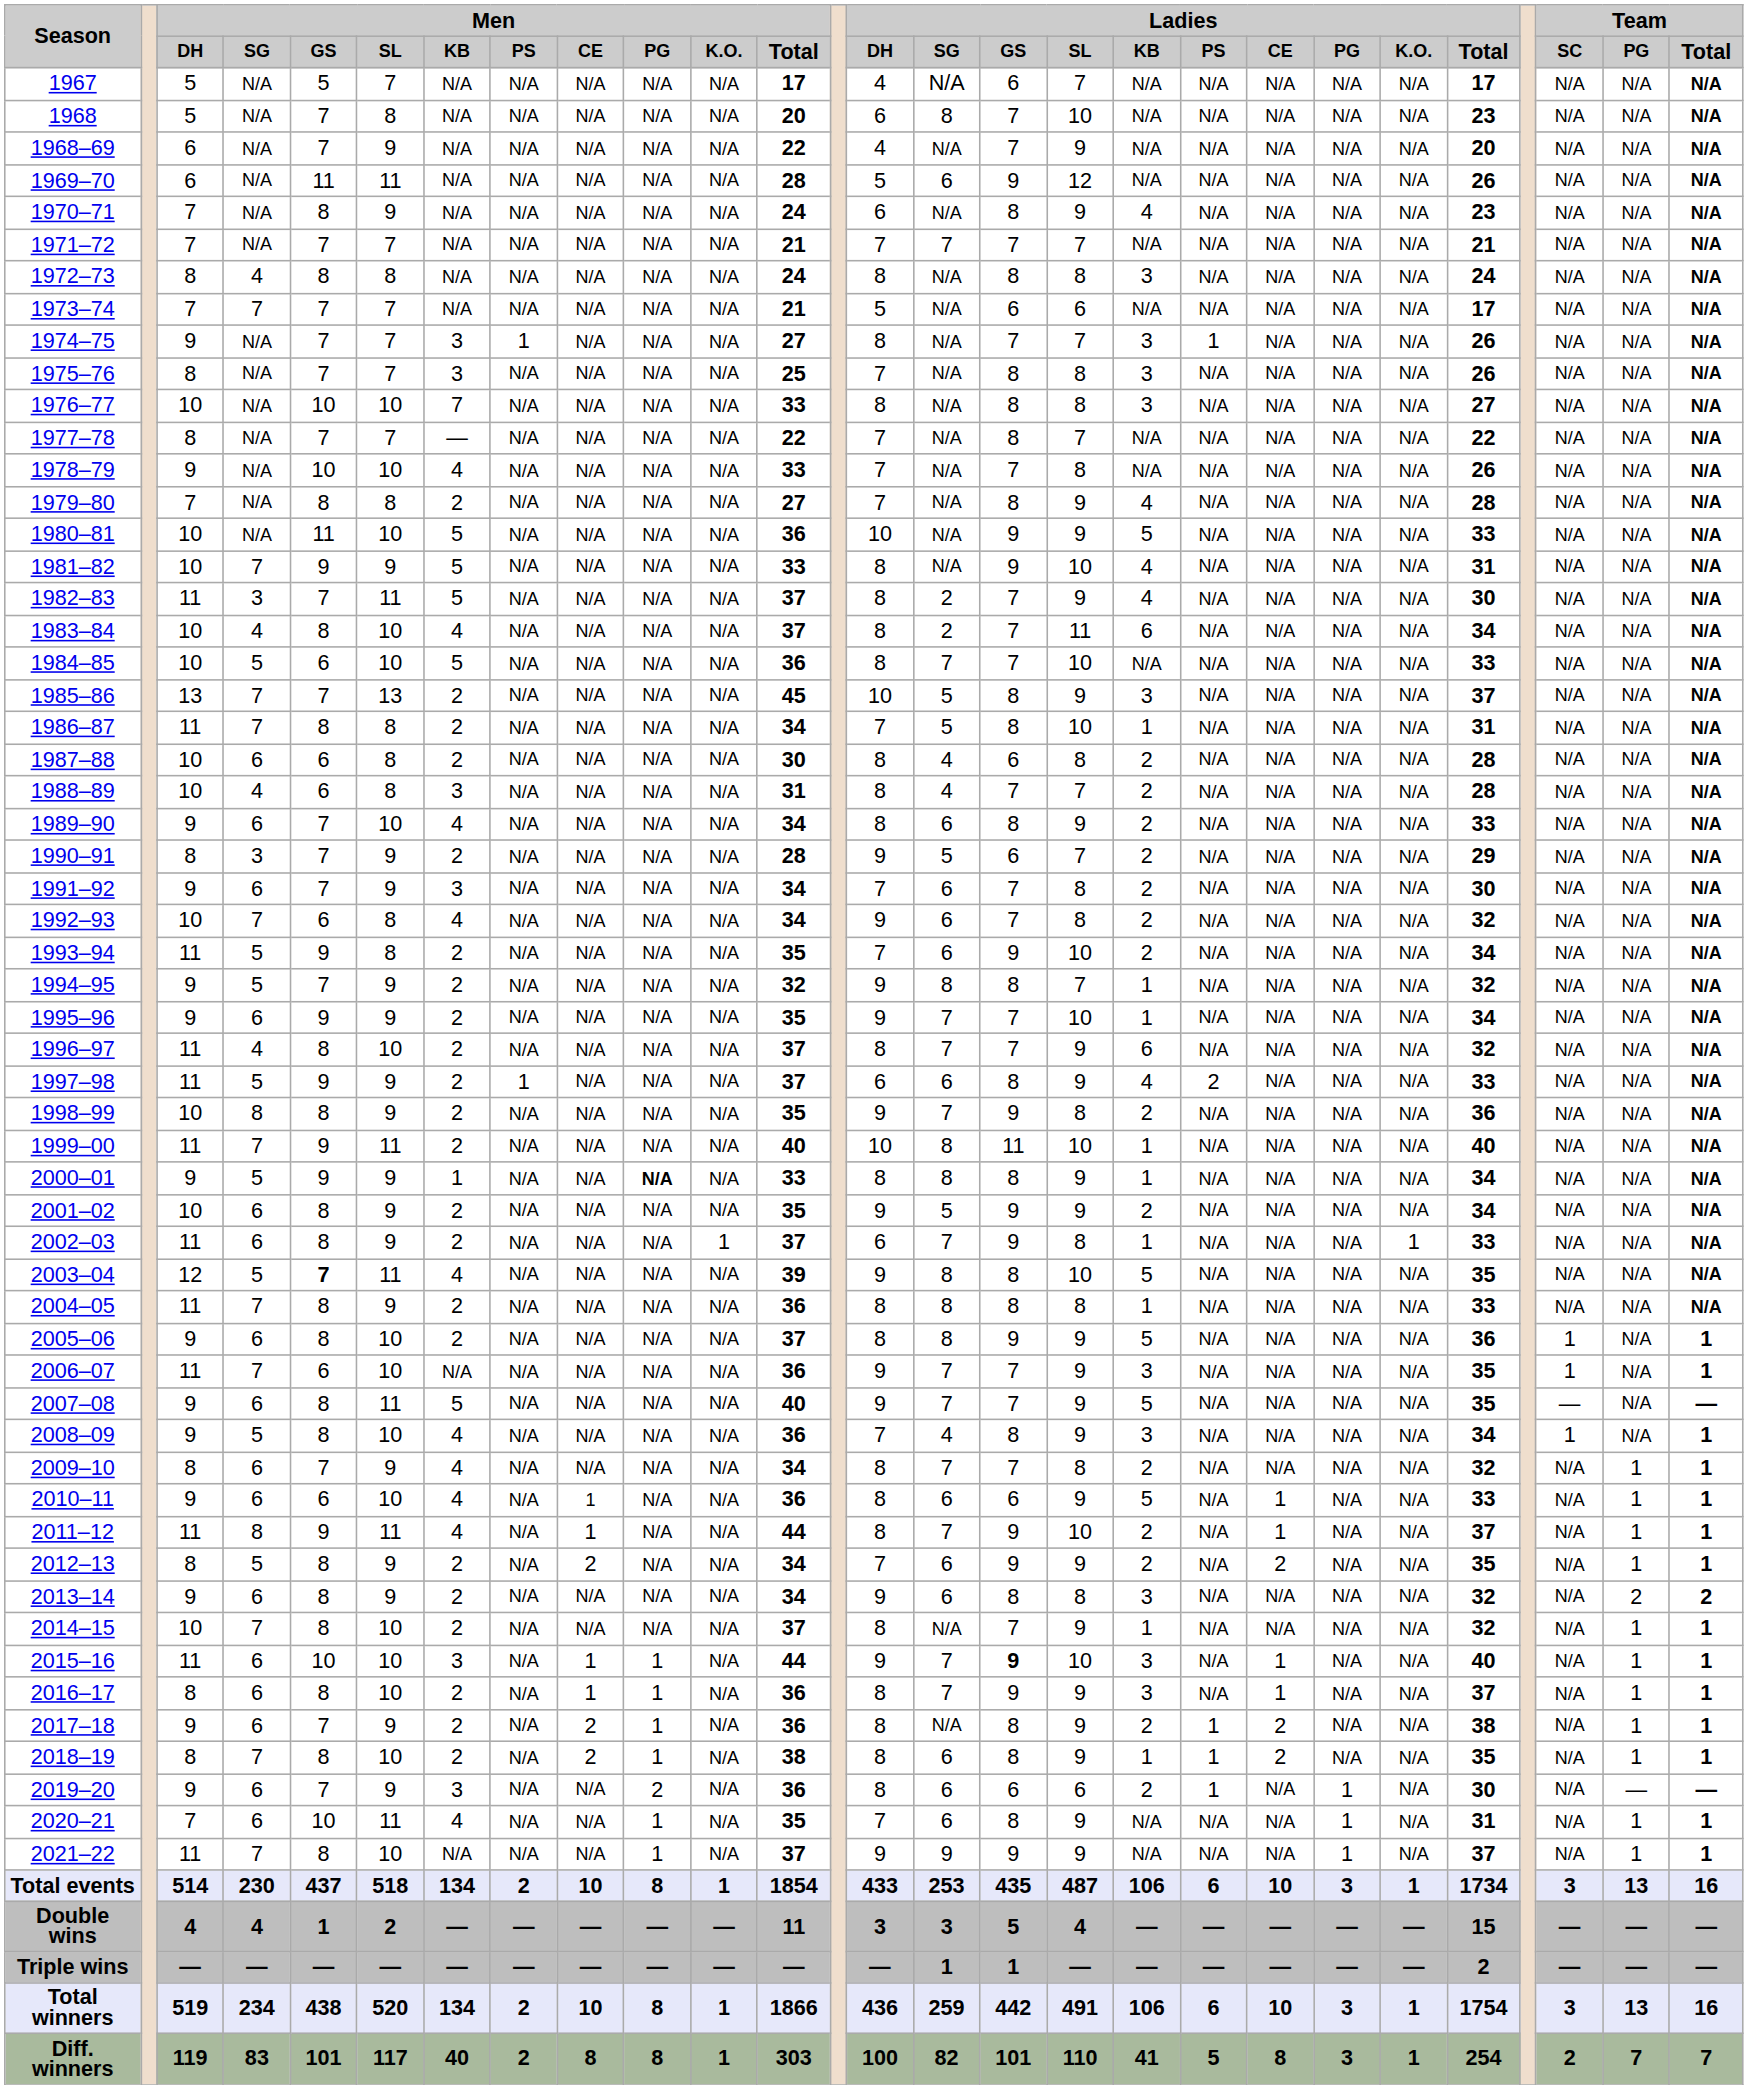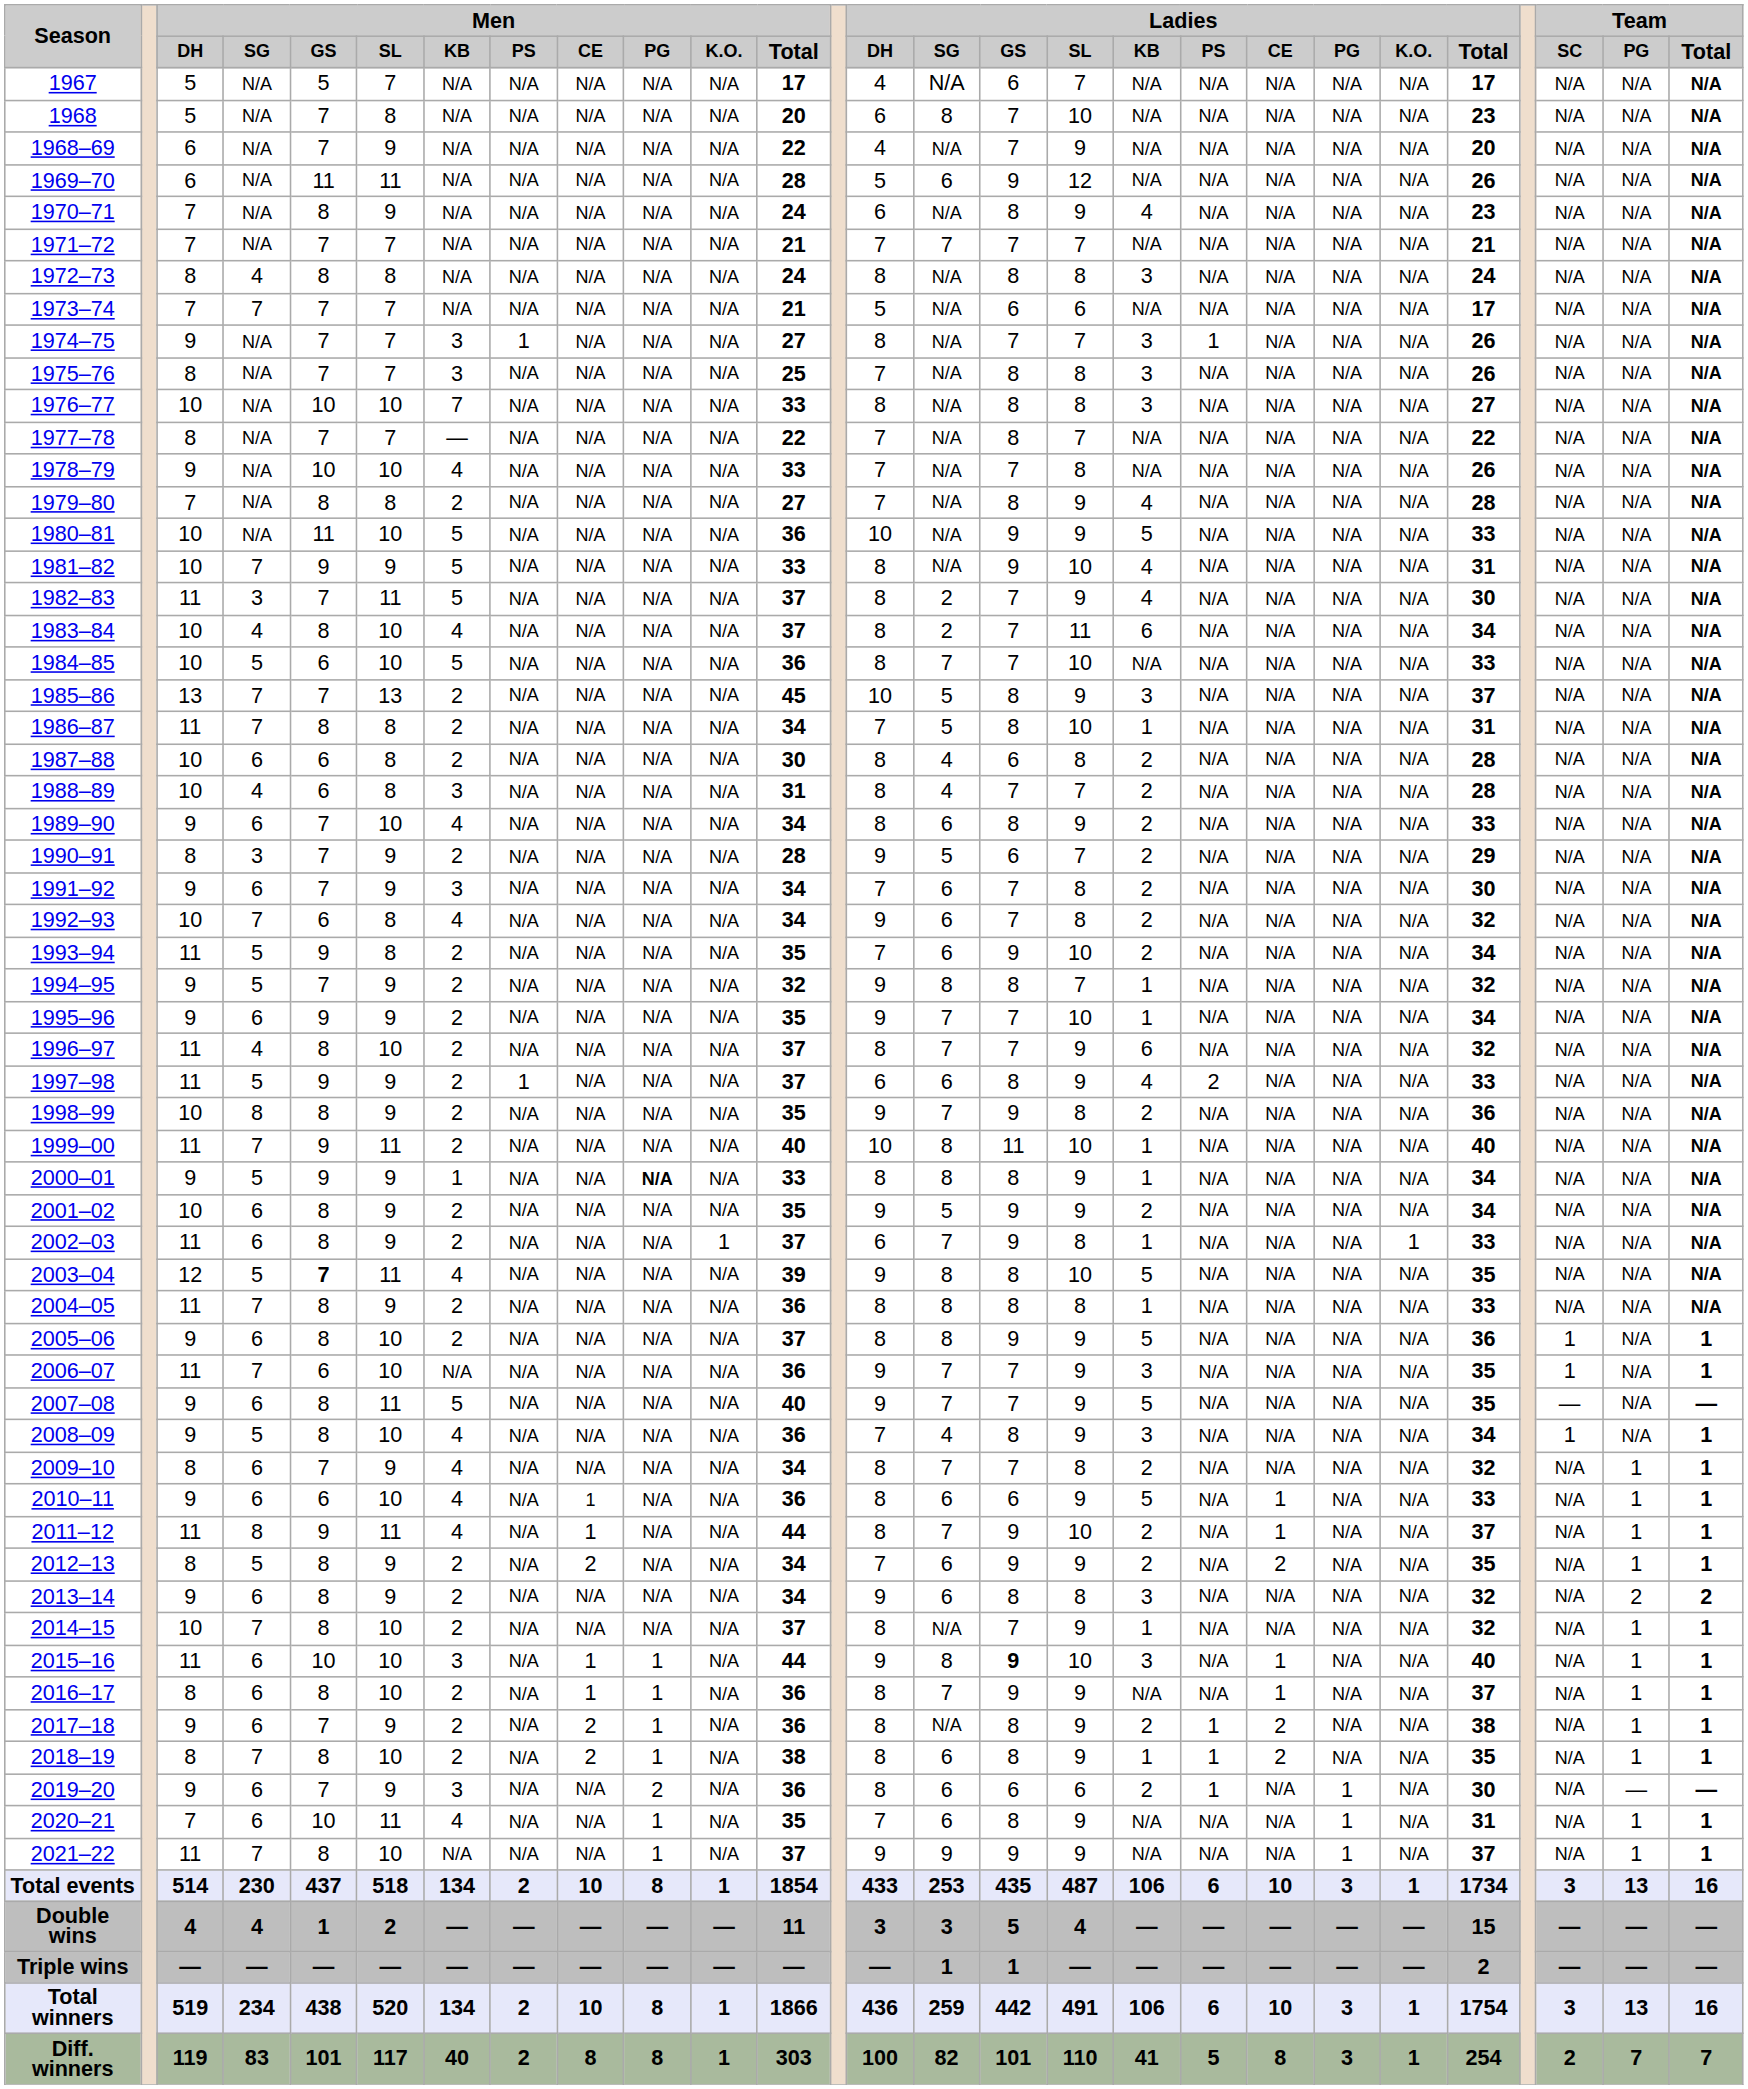(947, 1660) 7 -> (947, 1660) 8
(1147, 1693) 3 -> (1147, 1693) N/A
